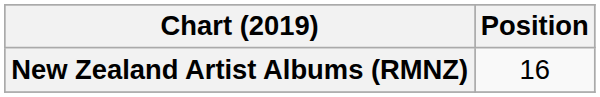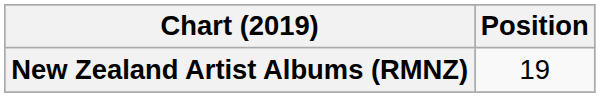(535, 69) 16 -> (535, 69) 19
